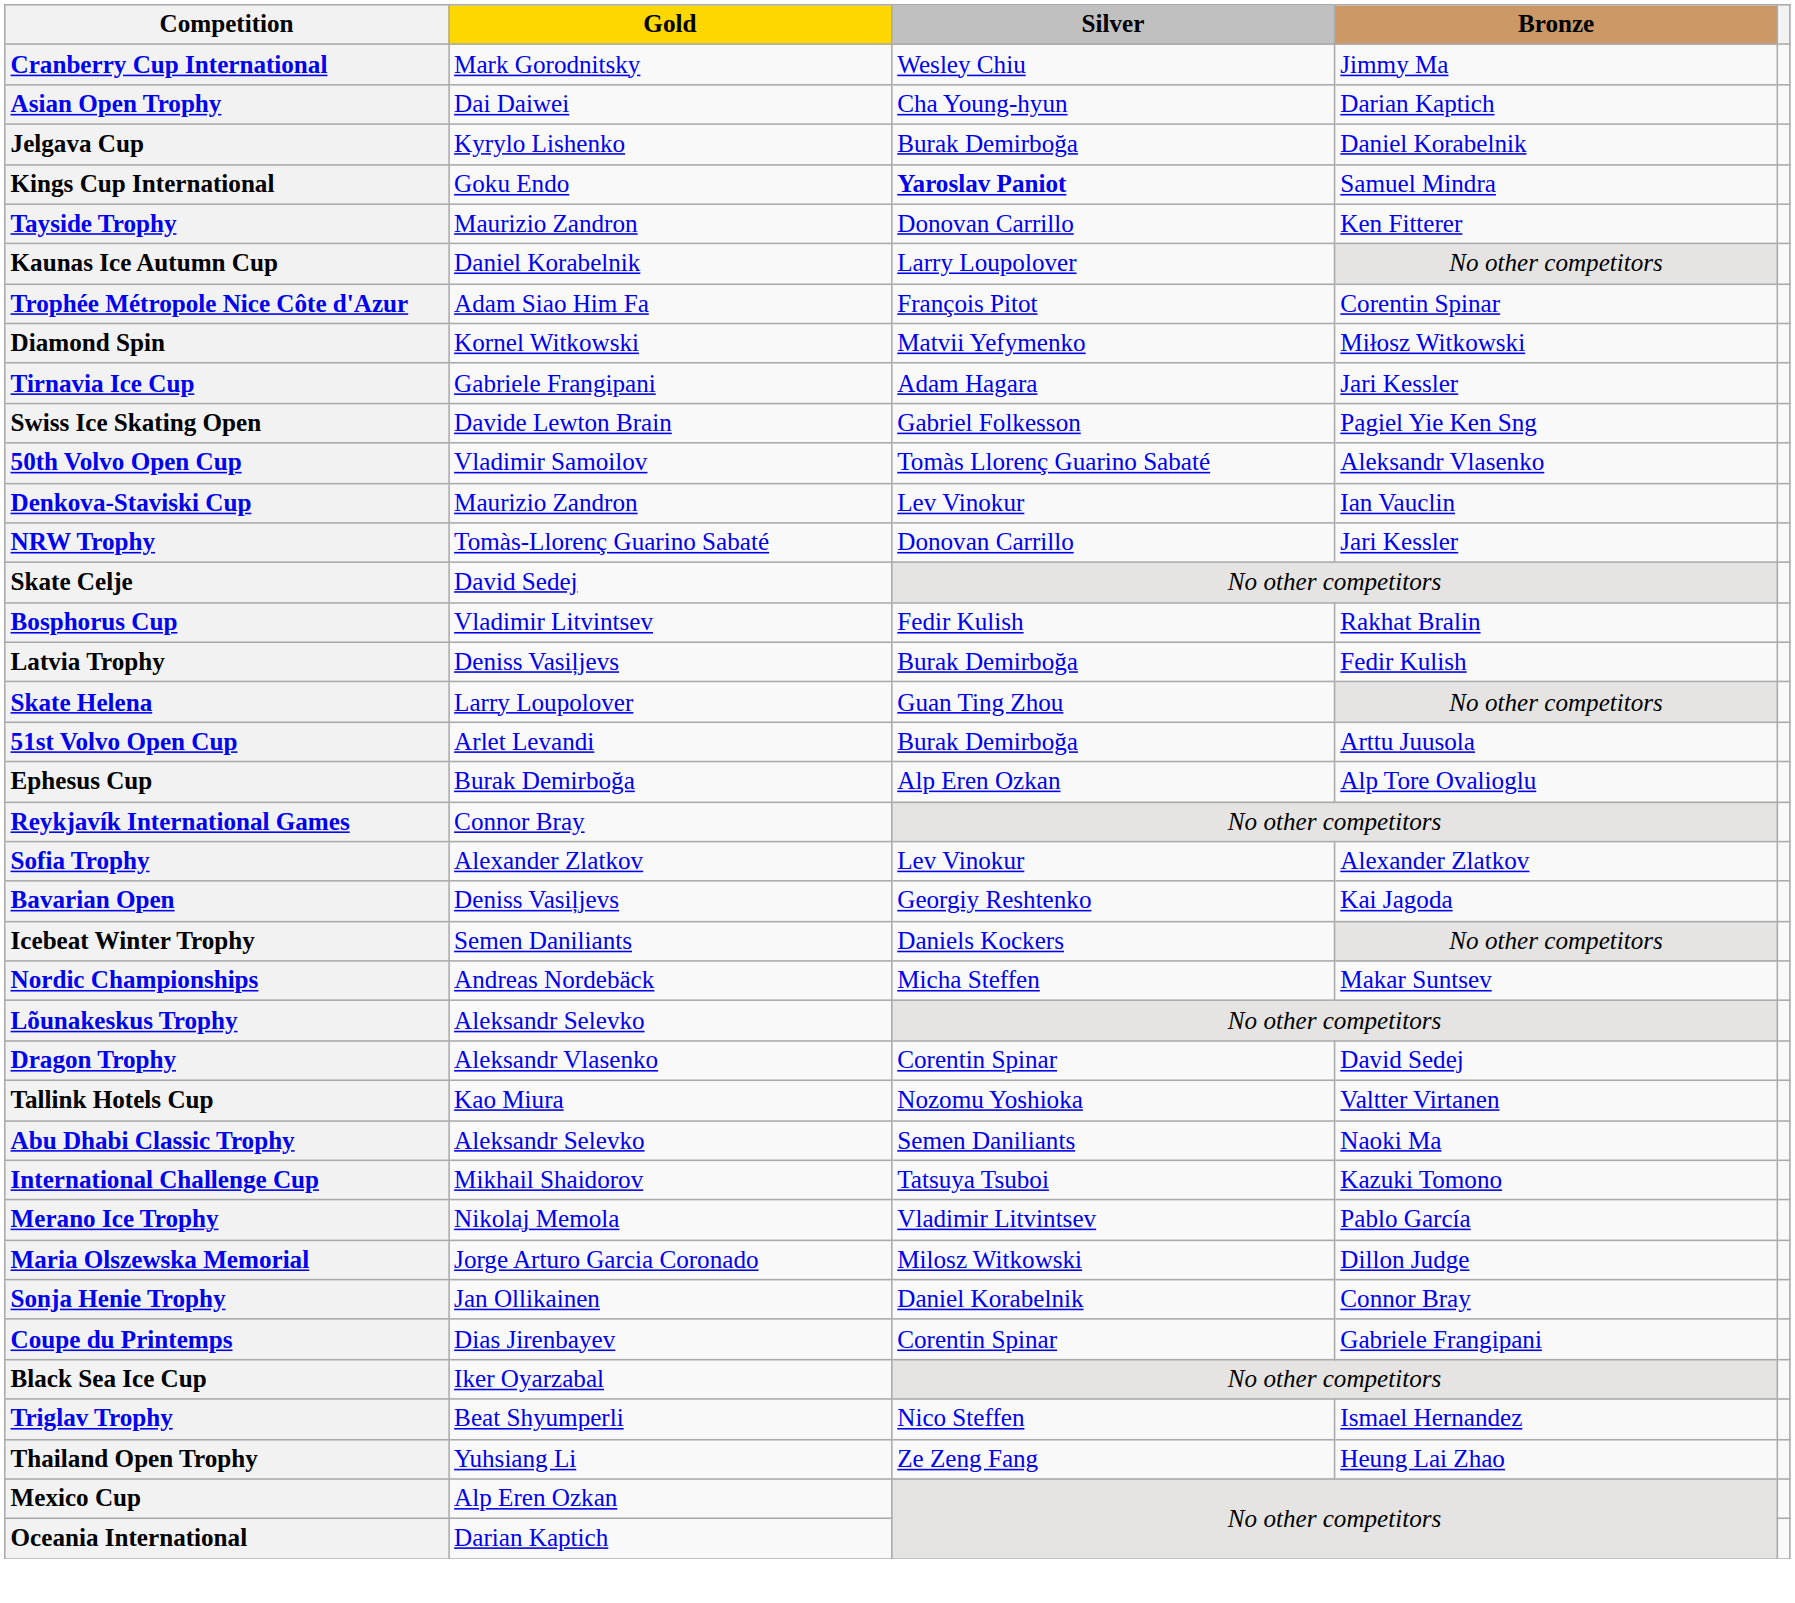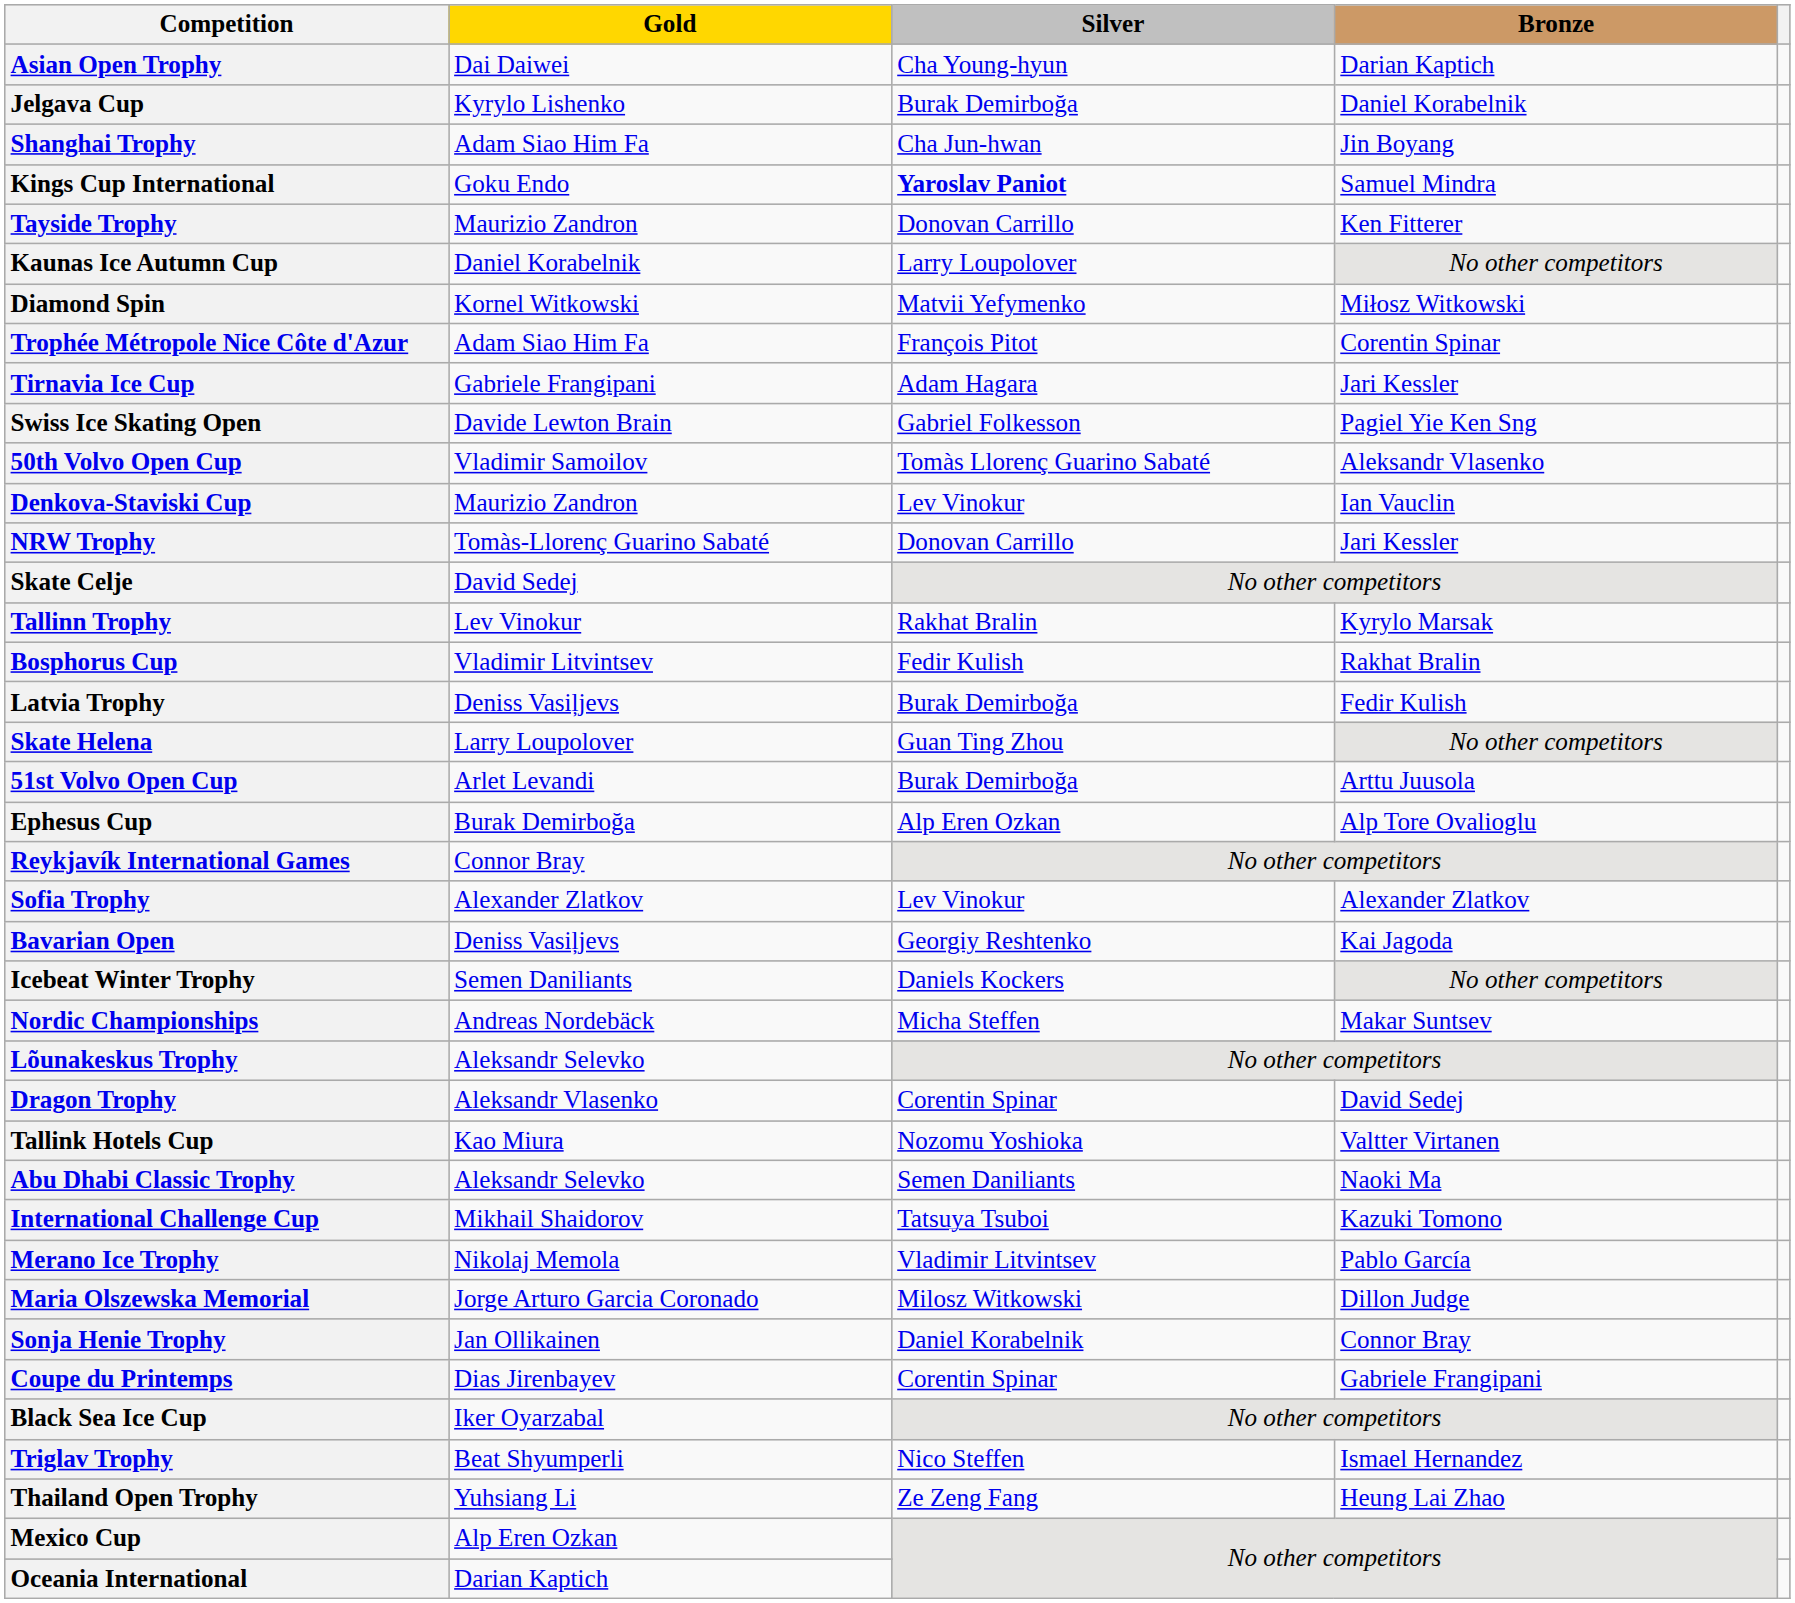- row: (169, 64)
+ row: (103, 143)
rows swapped: (209, 303) <-> (88, 343)
+ row: (91, 622)
